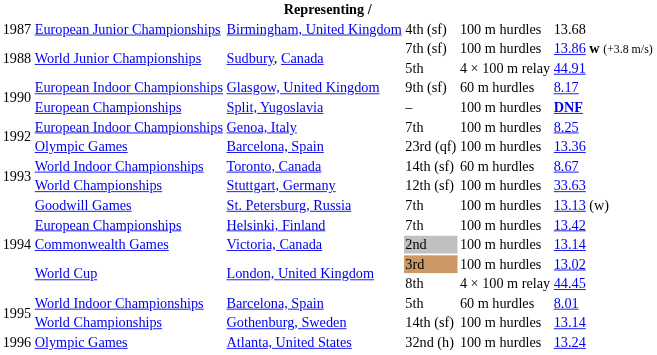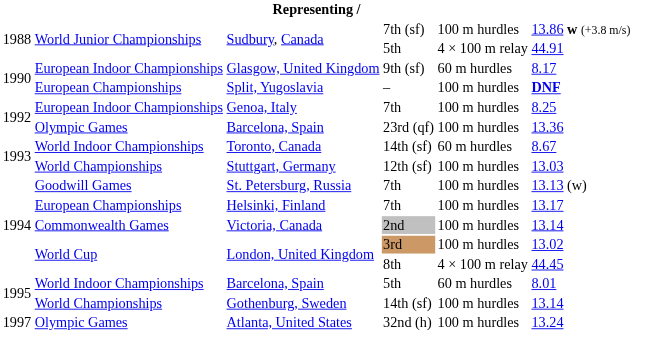- row: (314, 29)
(570, 185) 33.63 -> (547, 166) 13.03
(570, 225) 13.42 -> (547, 205) 13.17
(17, 342) 1996 -> (17, 323) 1997
